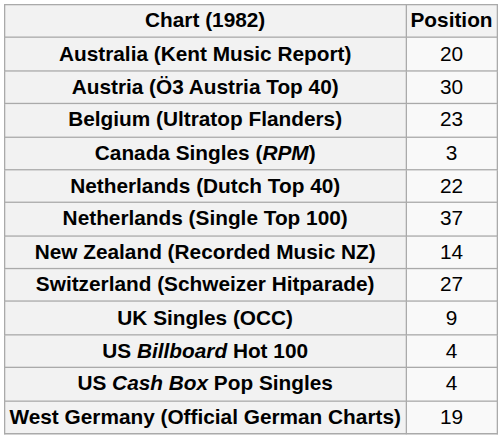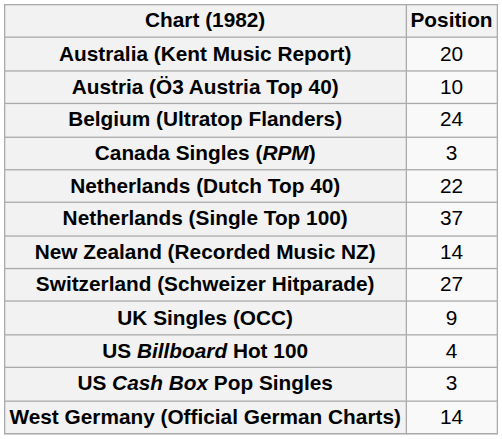(452, 86) 30 -> (452, 86) 10
(452, 119) 23 -> (452, 119) 24
(452, 383) 4 -> (452, 383) 3
(452, 416) 19 -> (452, 416) 14
